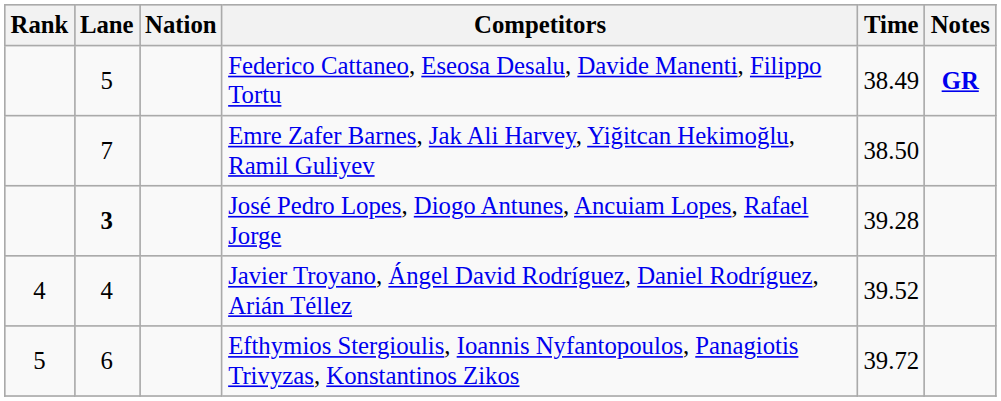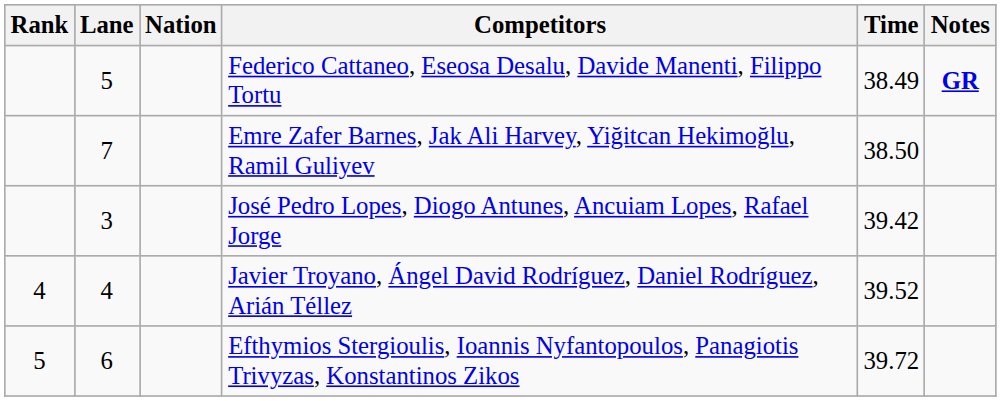(107, 221) bold -> (107, 221) normal
(891, 221) 39.28 -> (891, 221) 39.42
